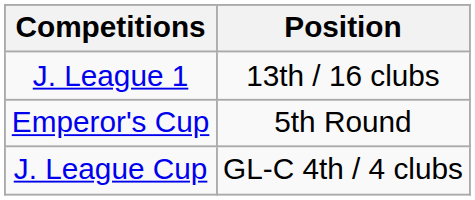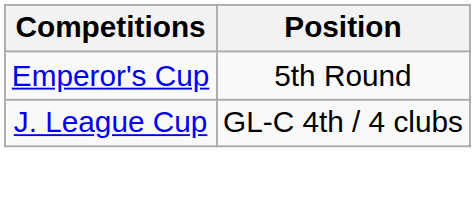- row: (111, 75)
